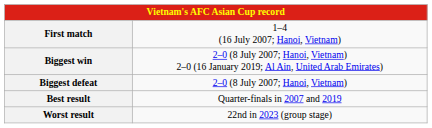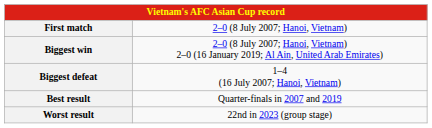(280, 34) 1–4 (16 July 2007; Hanoi, Vietnam) -> (280, 28) 2–0 (8 July 2007; Hanoi, Vietnam)
(280, 83) 2–0 (8 July 2007; Hanoi, Vietnam) -> (280, 77) 1–4 (16 July 2007; Hanoi, Vietnam)
